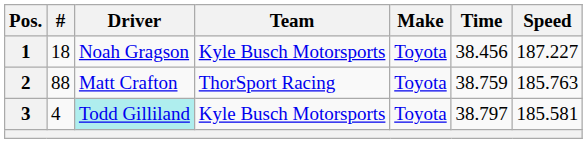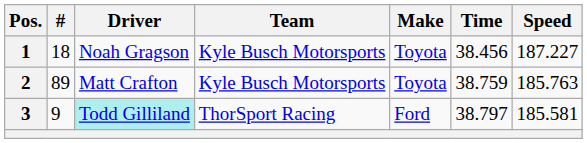(61, 83) 88 -> (61, 83) 89
(267, 83) ThorSport Racing -> (292, 83) Kyle Busch Motorsports
(56, 114) 4 -> (56, 114) 9
(292, 114) Kyle Busch Motorsports -> (267, 114) ThorSport Racing
(420, 114) Toyota -> (412, 114) Ford
